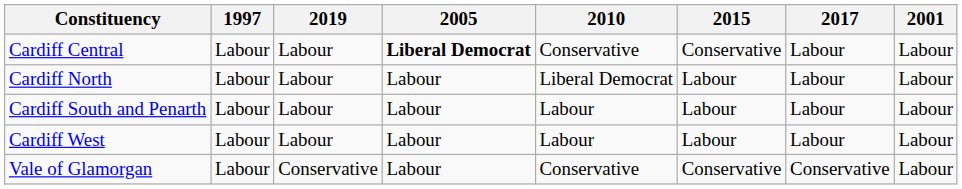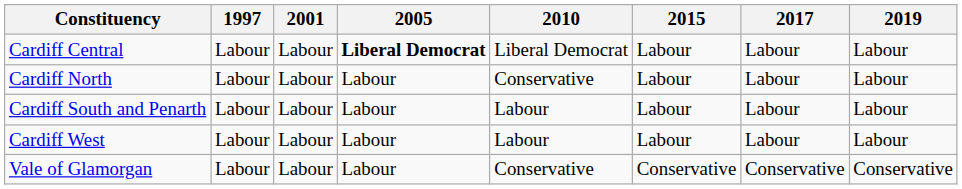columns swapped: (926, 19) <-> (328, 19)
(589, 49) Conservative -> (561, 49) Liberal Democrat
(732, 49) Conservative -> (664, 49) Labour
(606, 79) Liberal Democrat -> (544, 79) Conservative
